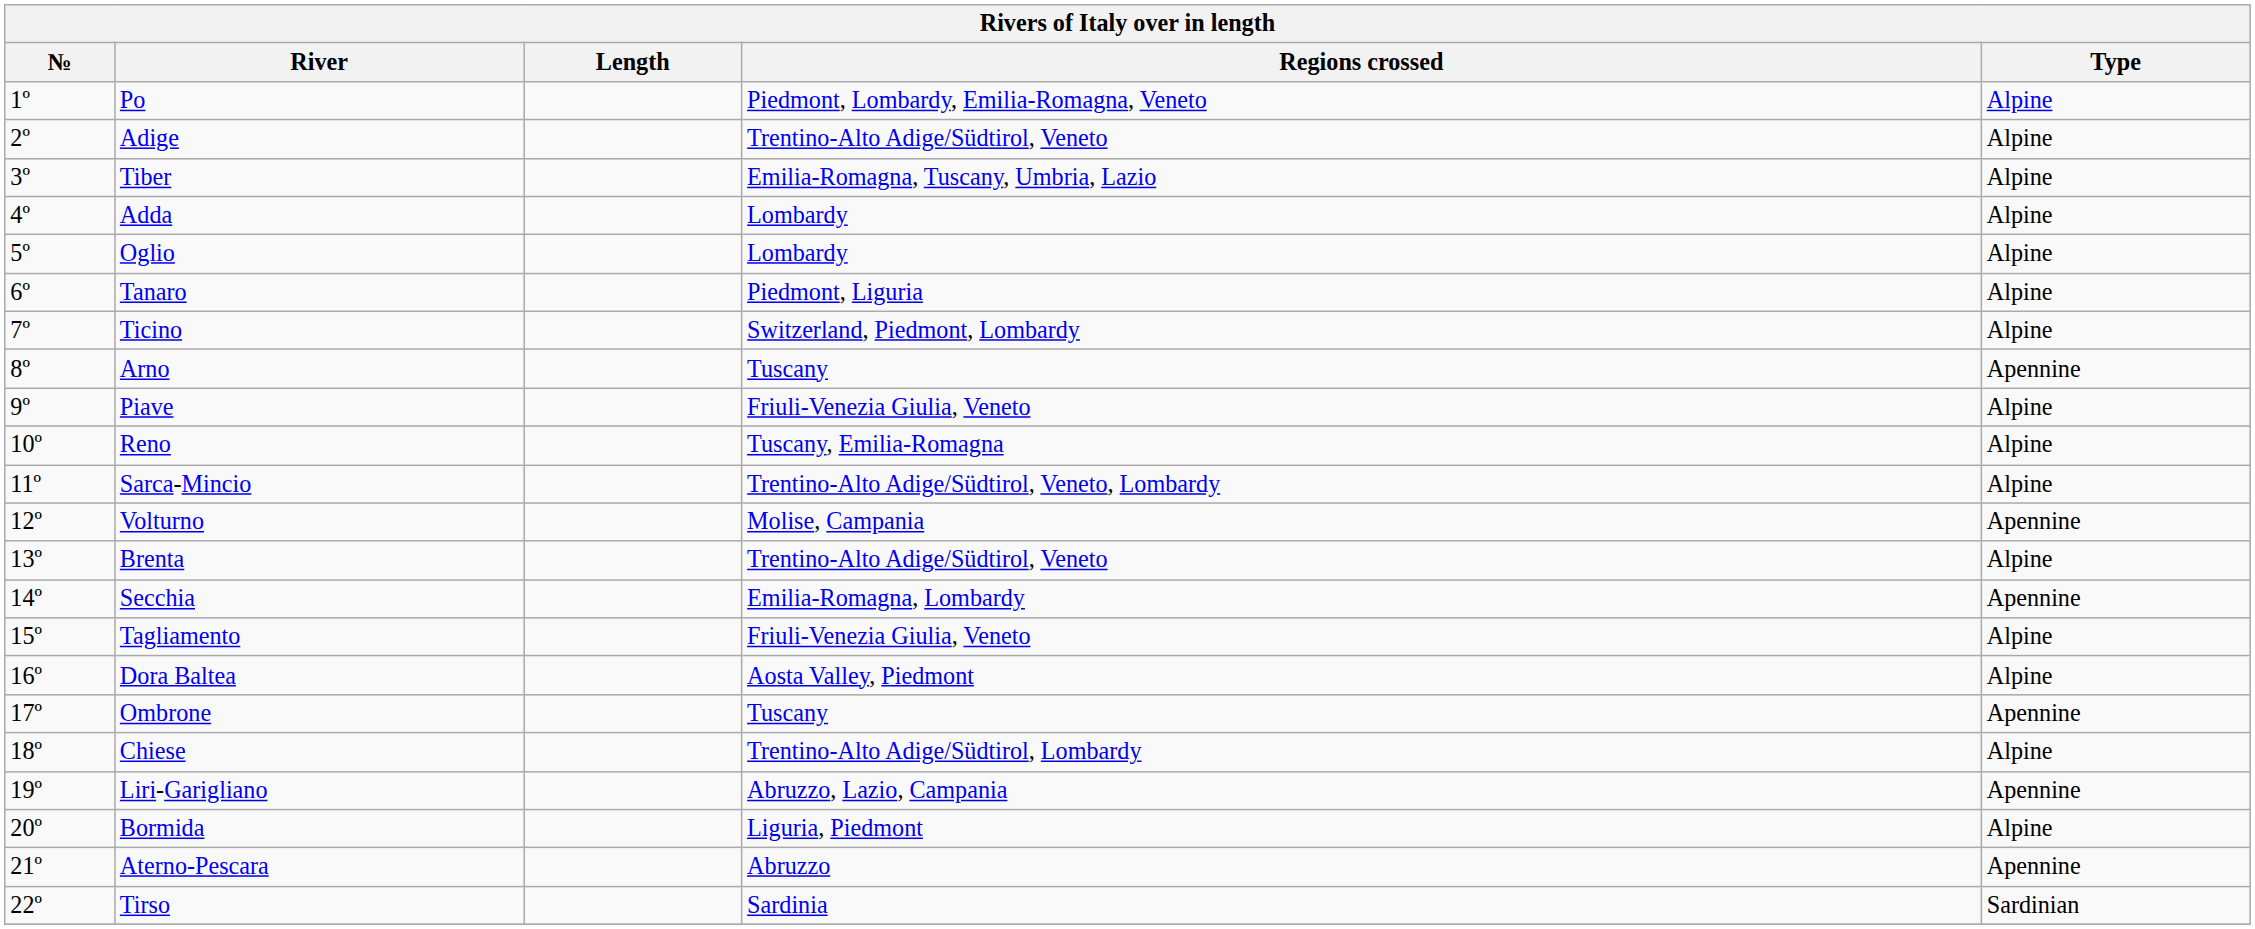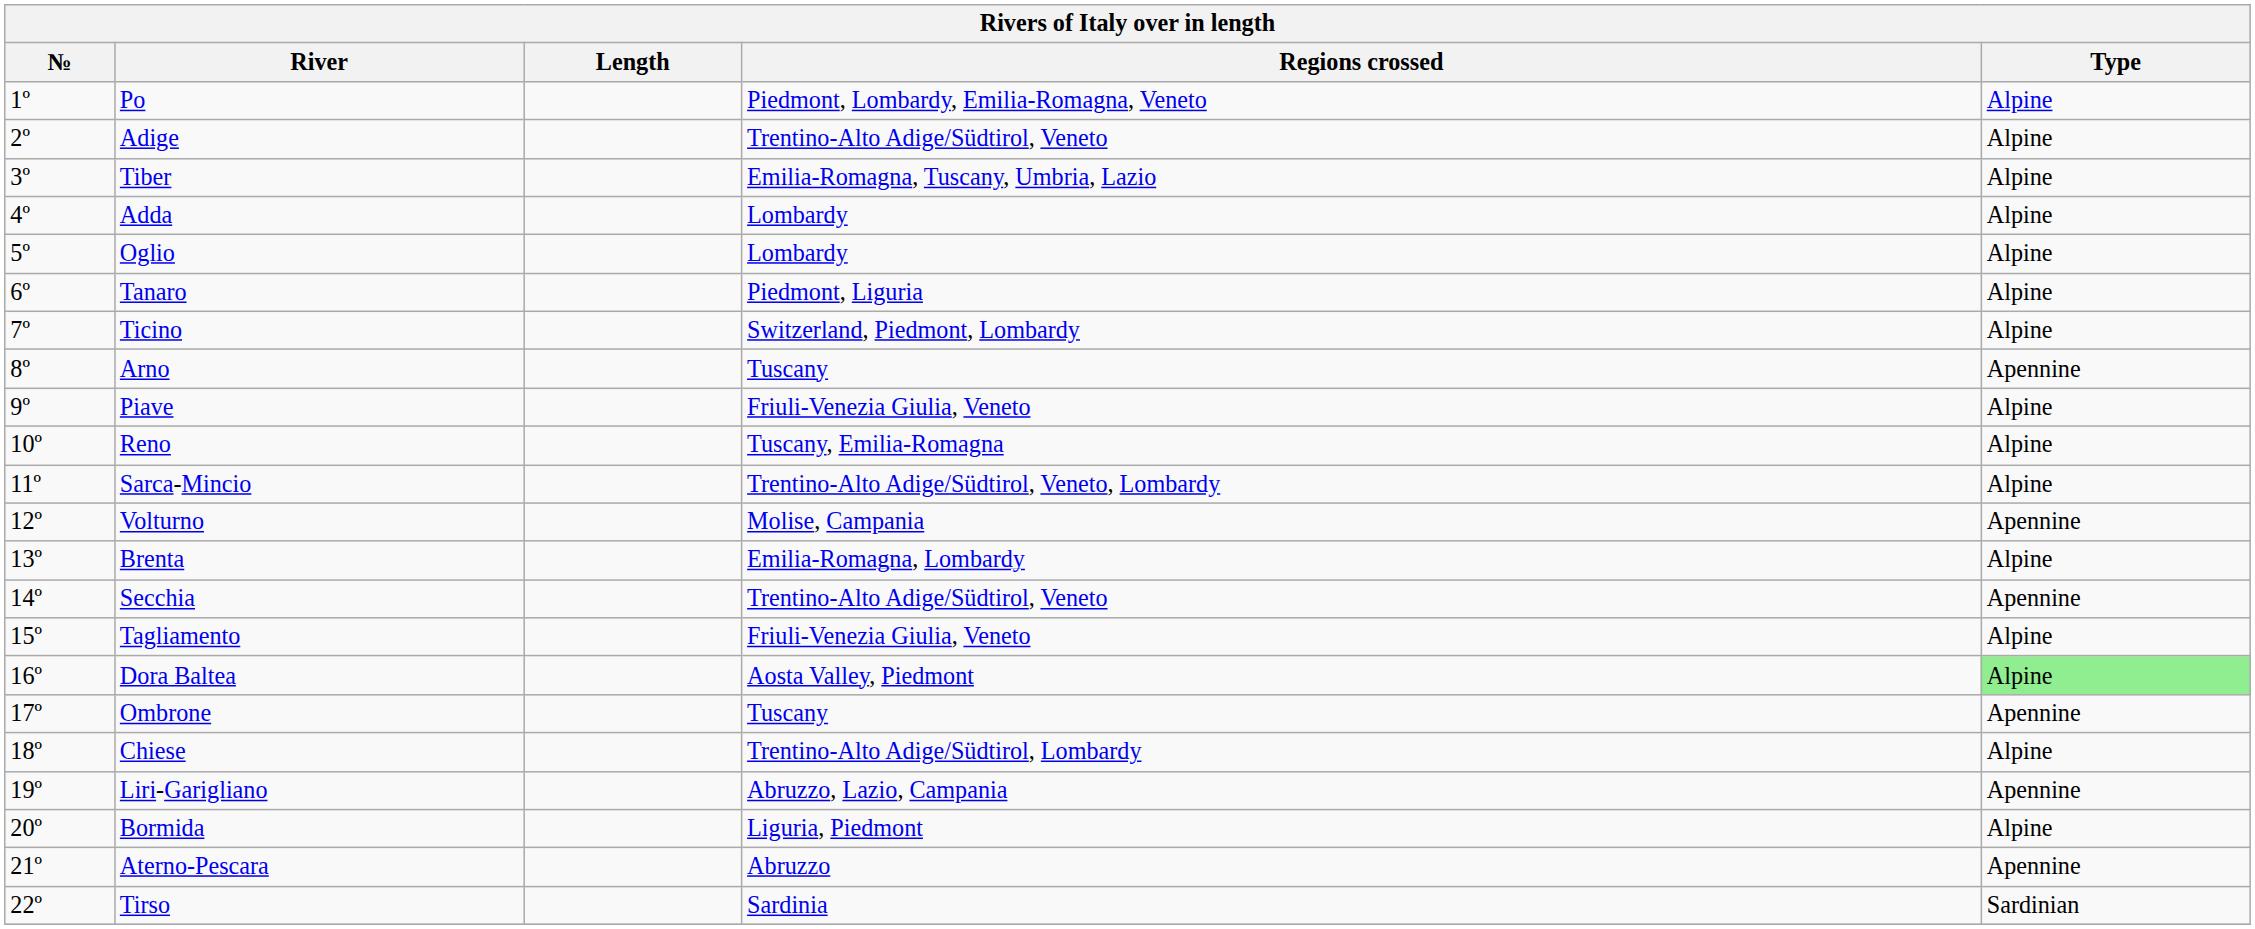(927, 560) Trentino-Alto Adige/Südtirol, Veneto -> (886, 560) Emilia-Romagna, Lombardy
(886, 598) Emilia-Romagna, Lombardy -> (927, 598) Trentino-Alto Adige/Südtirol, Veneto
(2020, 675) no background -> (2020, 675) lightgreen background
